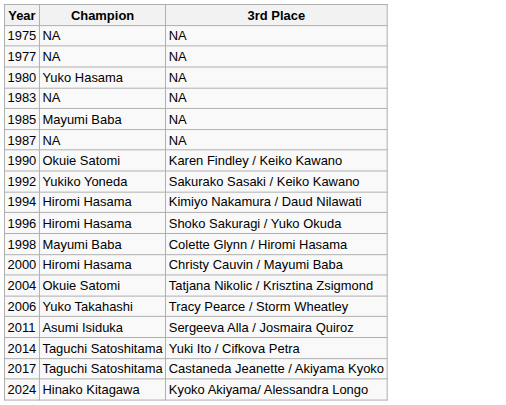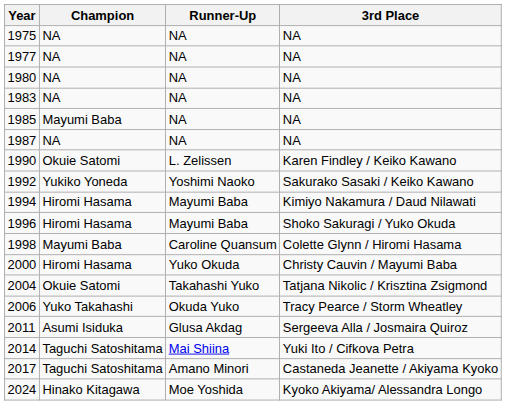+ column: (223, 15)
(83, 77) Yuko Hasama -> (51, 77) NA
